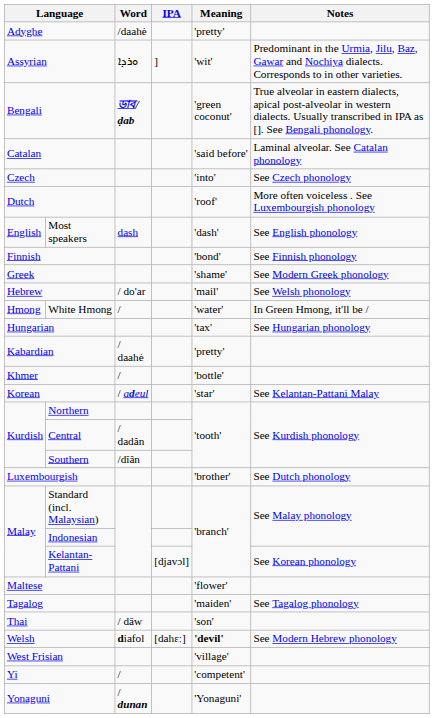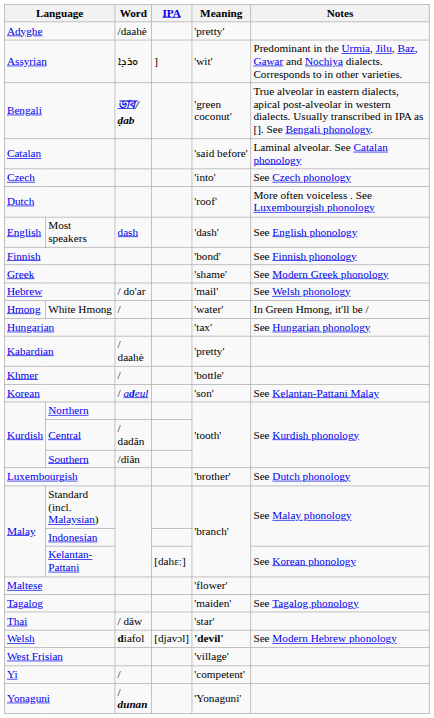(204, 393) 'star' -> (204, 393) 'son'
(172, 561) [djavɔl] -> (170, 561) [dahɛː]
(204, 621) 'son' -> (204, 621) 'star'
(170, 639) [dahɛː] -> (172, 639) [djavɔl]
